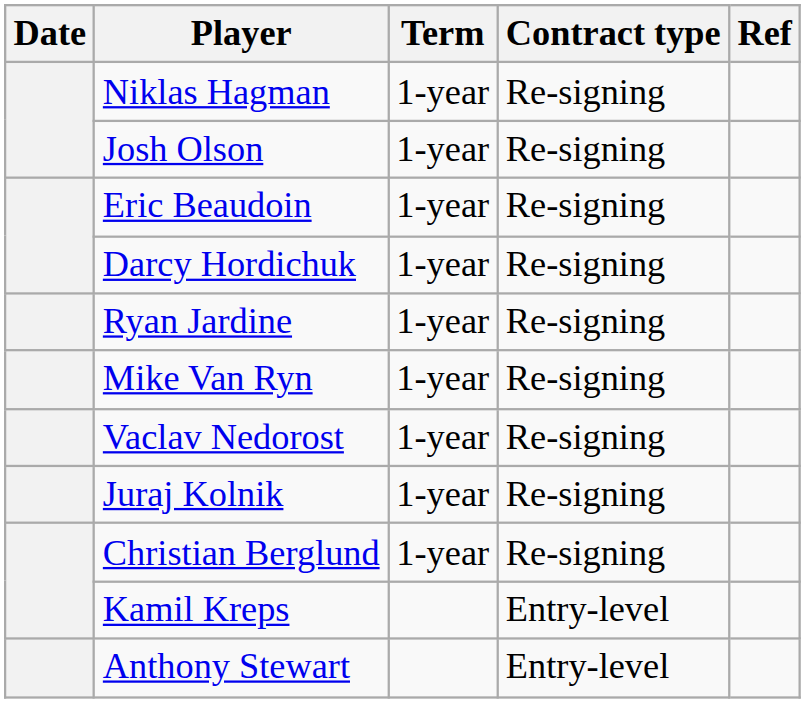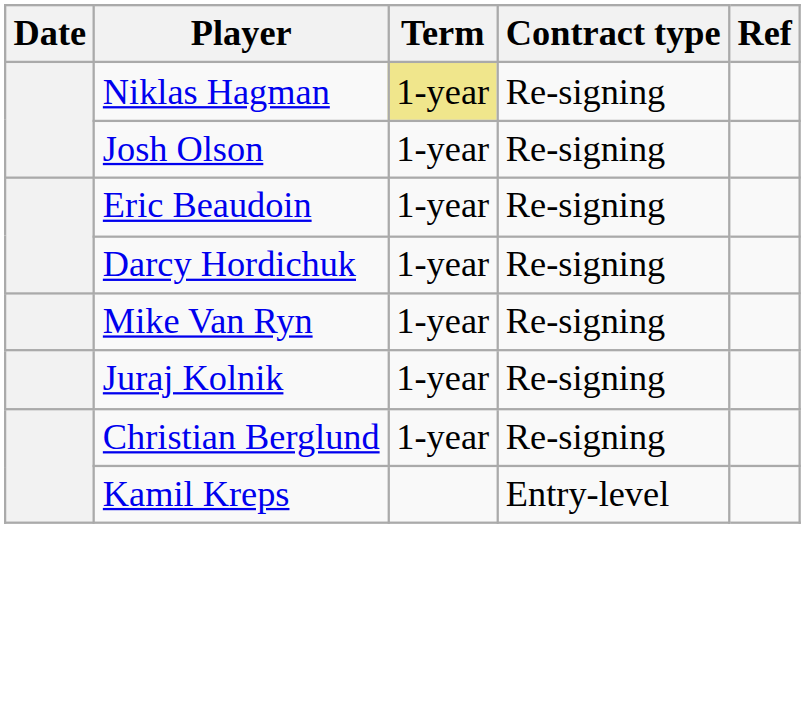(443, 90) no background -> (443, 90) khaki background
- row: (197, 321)
- row: (223, 436)
- row: (226, 666)
